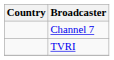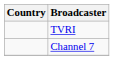rows swapped: (63, 47) <-> (72, 30)
